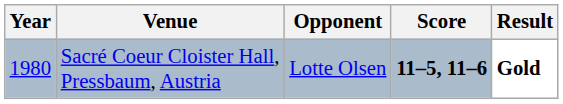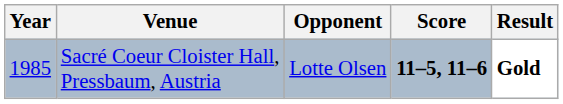(30, 68) 1980 -> (30, 68) 1985
